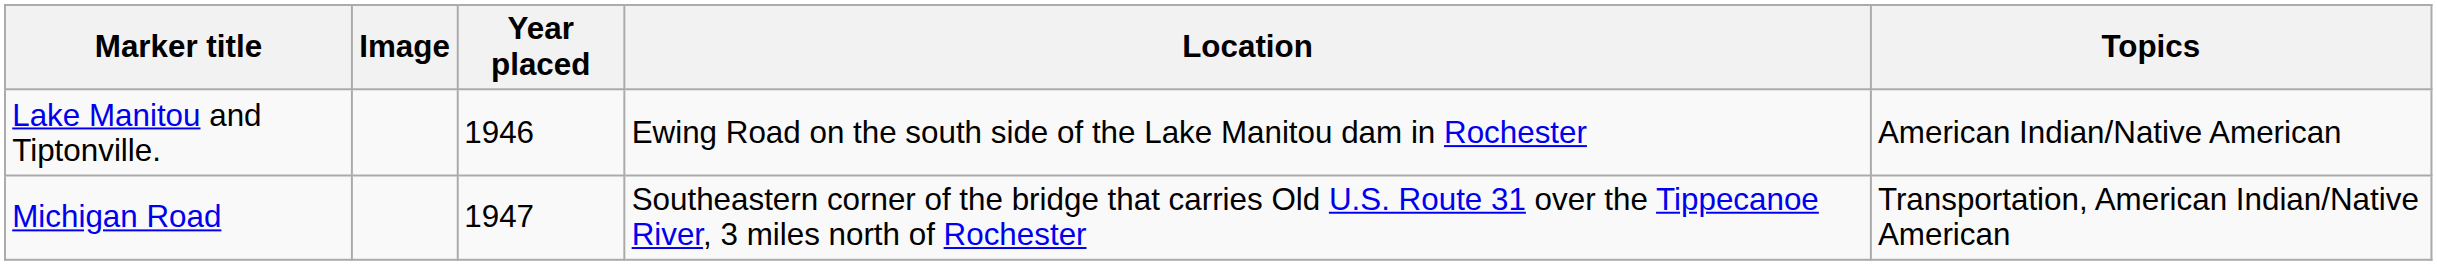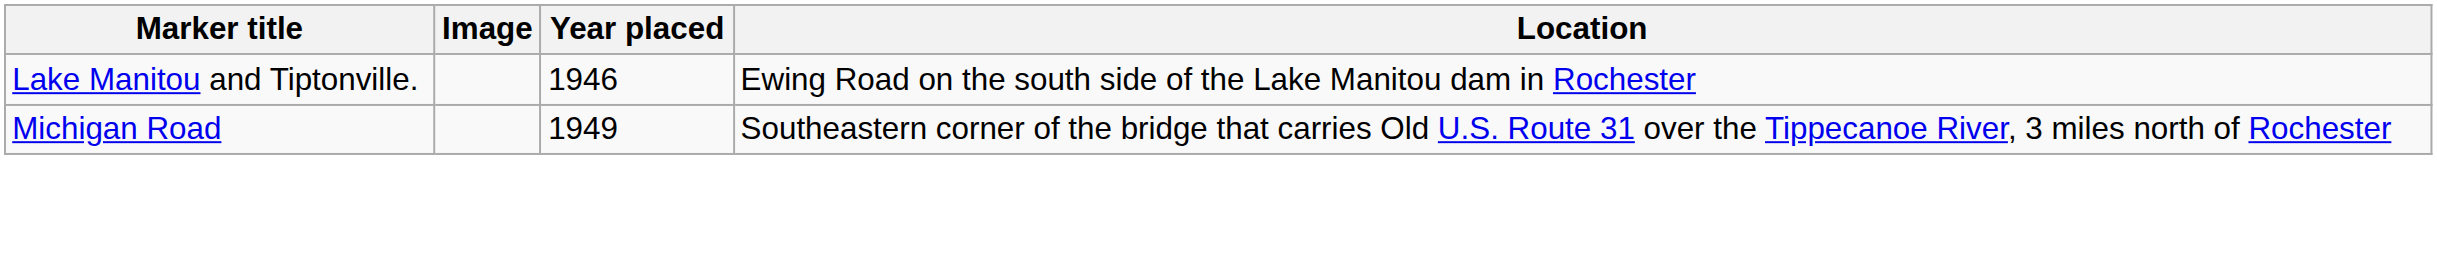- column: (2151, 47)
(499, 217) 1947 -> (583, 128) 1949
